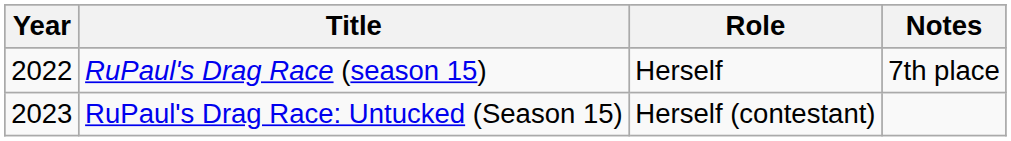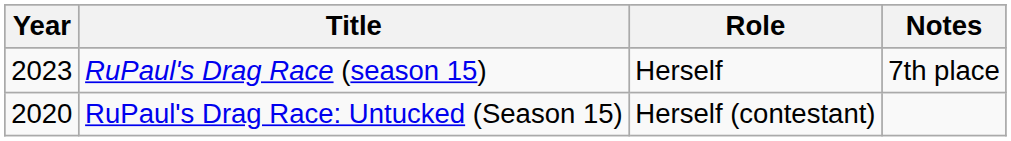(42, 69) 2022 -> (42, 69) 2023
(42, 113) 2023 -> (42, 113) 2020
